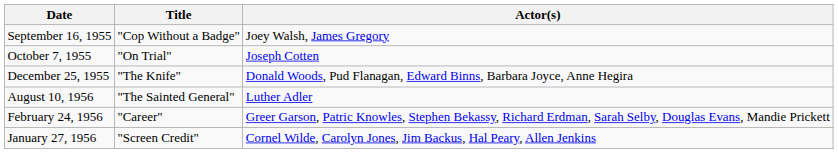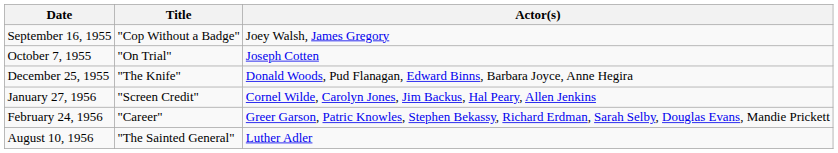rows swapped: (52, 138) <-> (50, 96)
